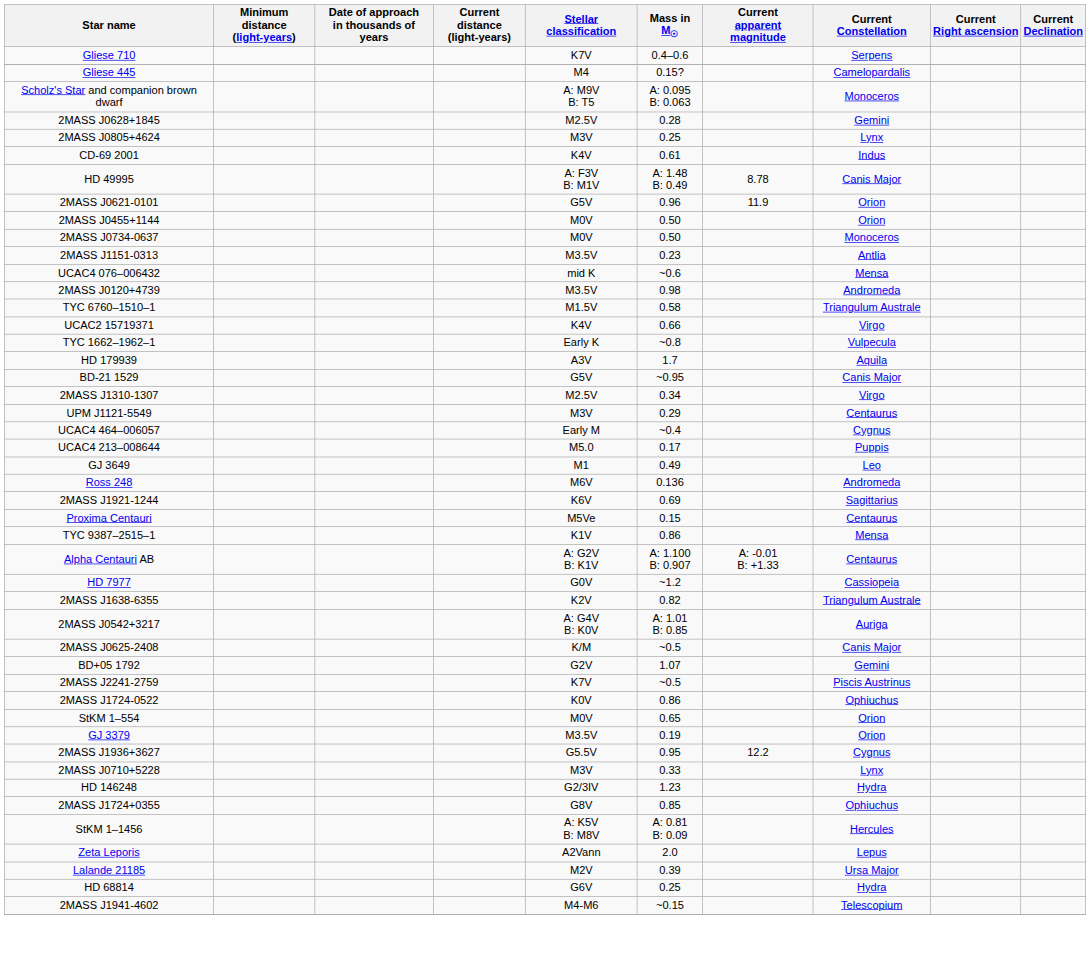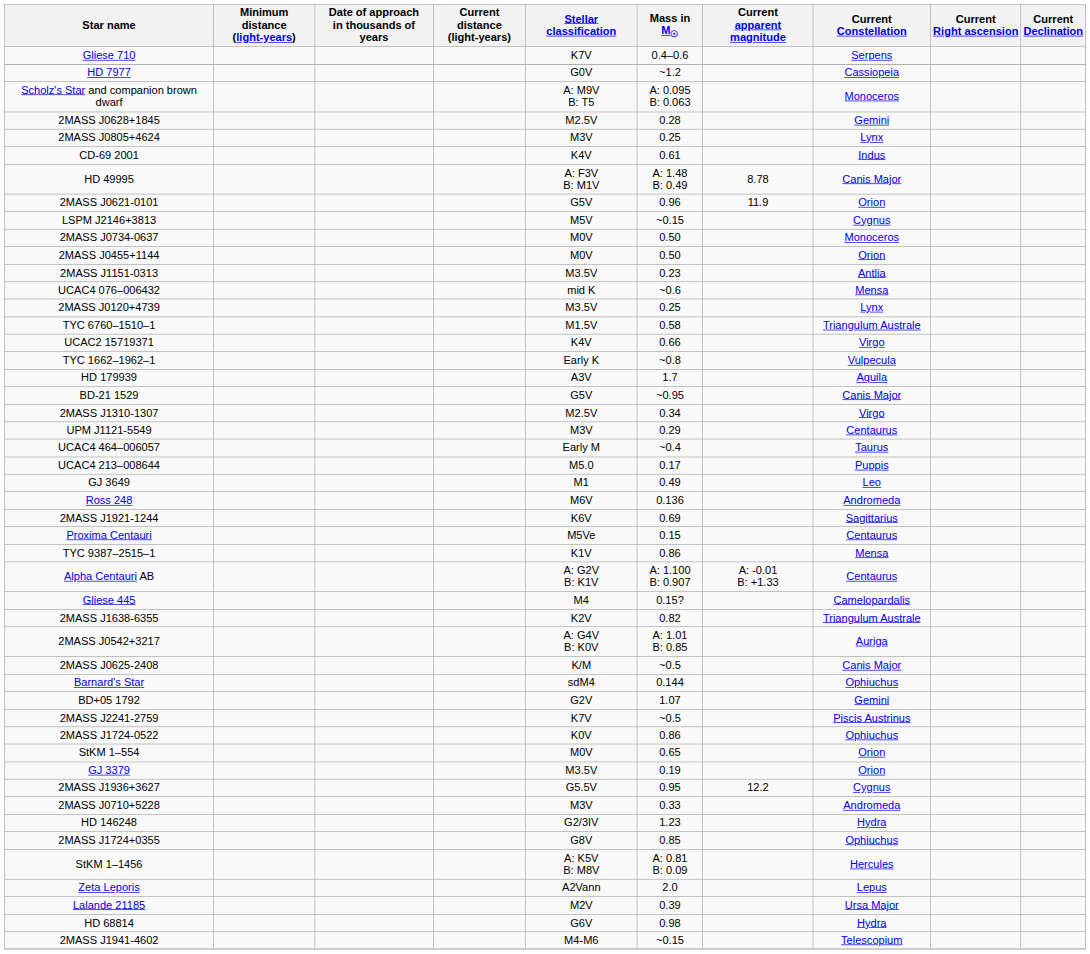rows swapped: (109, 583) <-> (109, 73)
+ row: (109, 220)
rows swapped: (109, 220) <-> (109, 238)
(670, 290) 0.98 -> (670, 308) 0.25
(872, 290) Andromeda -> (872, 308) Lynx
(872, 430) Cygnus -> (872, 448) Taurus
+ row: (109, 683)
(872, 770) Lynx -> (872, 805) Andromeda
(670, 888) 0.25 -> (670, 923) 0.98
